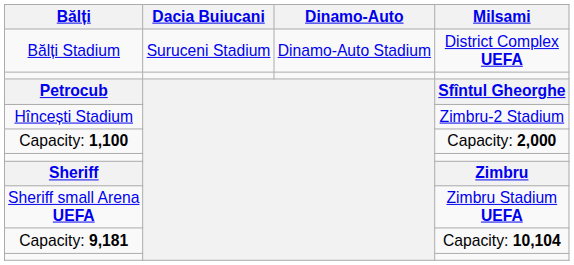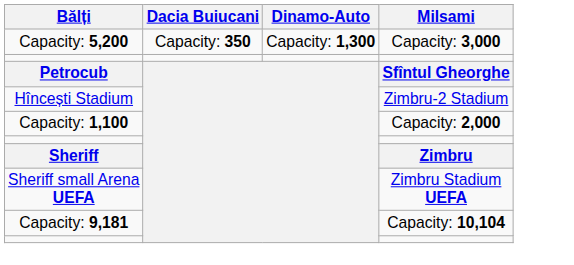- row: (74, 50)
+ row: (74, 41)
